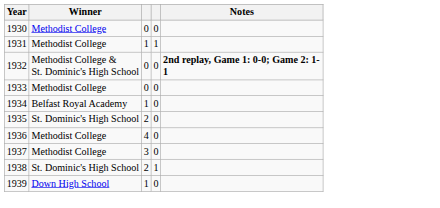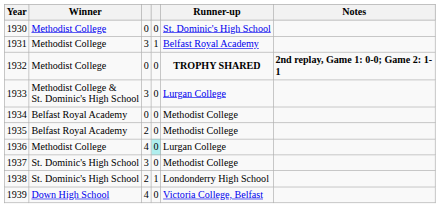+ column: (217, 12)
(146, 44) 1 -> (146, 44) 3
(85, 66) Methodist College & St. Dominic's High School -> (69, 66) Methodist College
(69, 87) Methodist College -> (85, 93) Methodist College & St. Dominic's High School
(146, 87) 0 -> (146, 93) 3
(146, 103) 1 -> (146, 115) 0
(85, 119) St. Dominic's High School -> (79, 131) Belfast Royal Academy
(156, 135) no background -> (156, 147) paleturquoise background
(69, 151) Methodist College -> (85, 163) St. Dominic's High School
(146, 183) 1 -> (146, 195) 4
